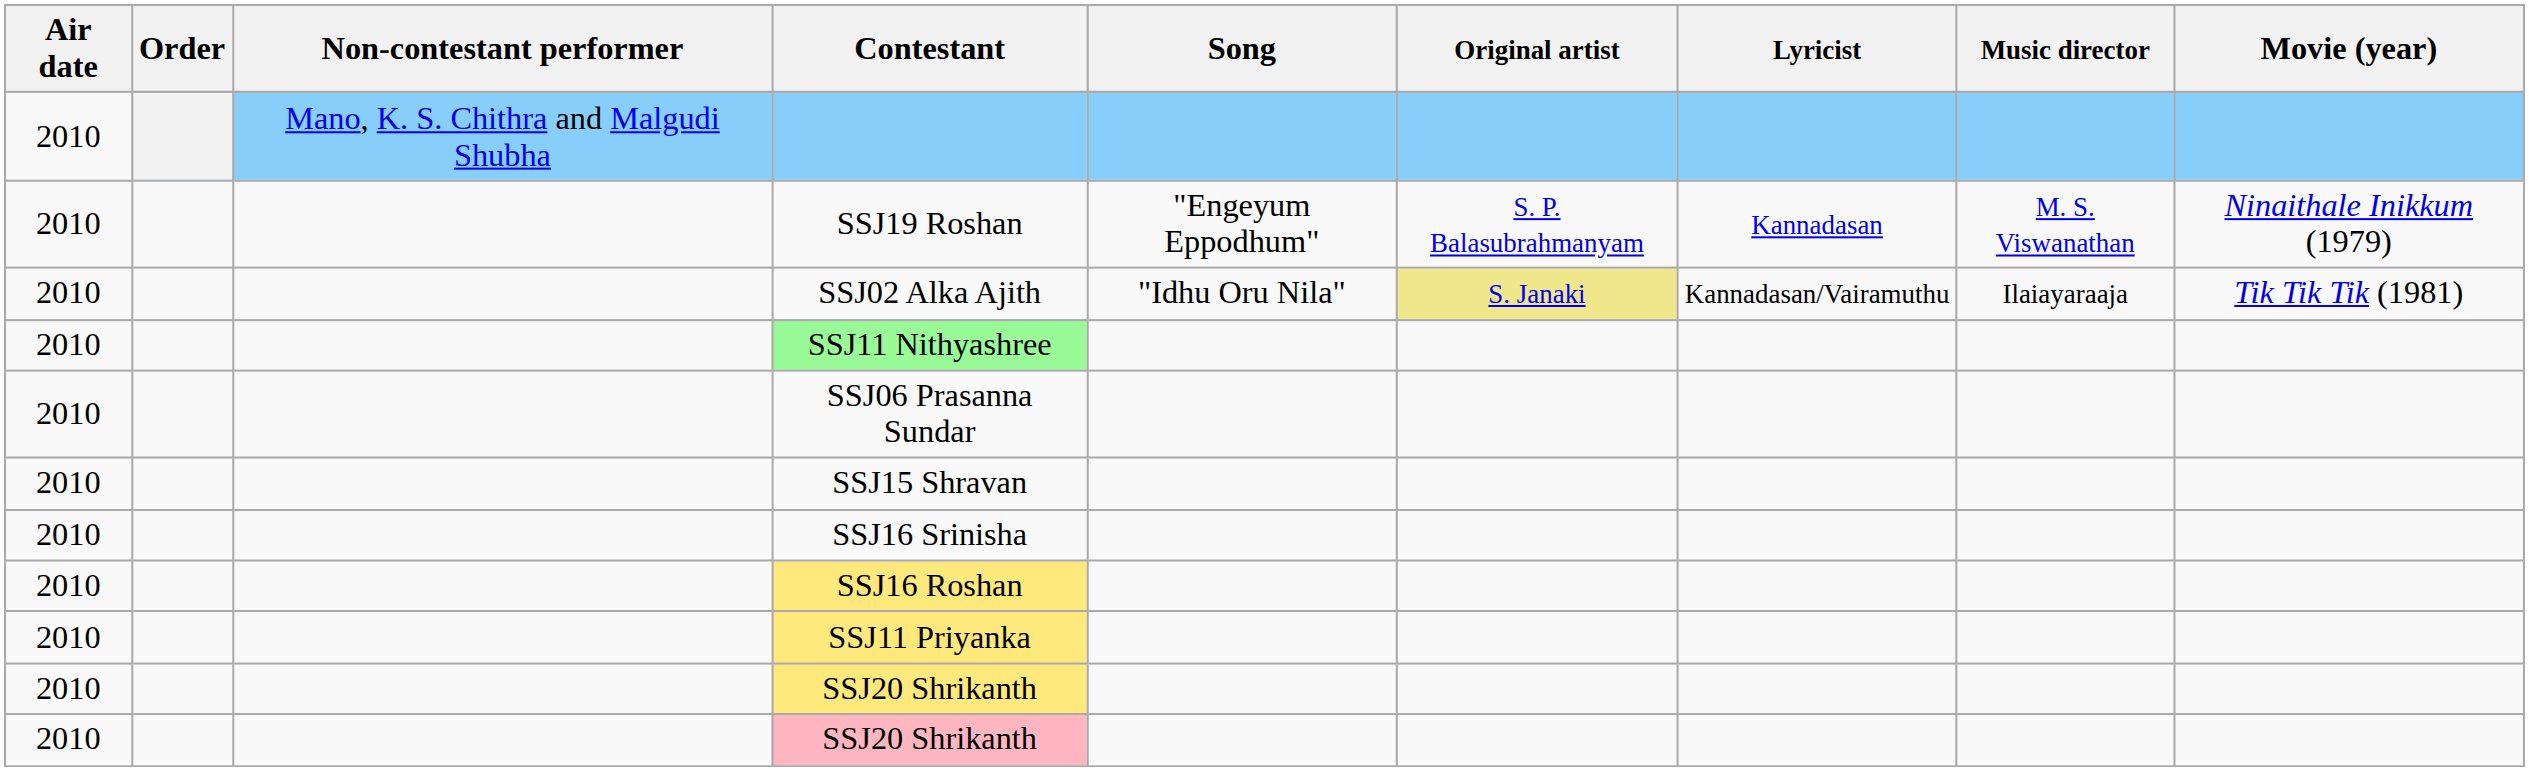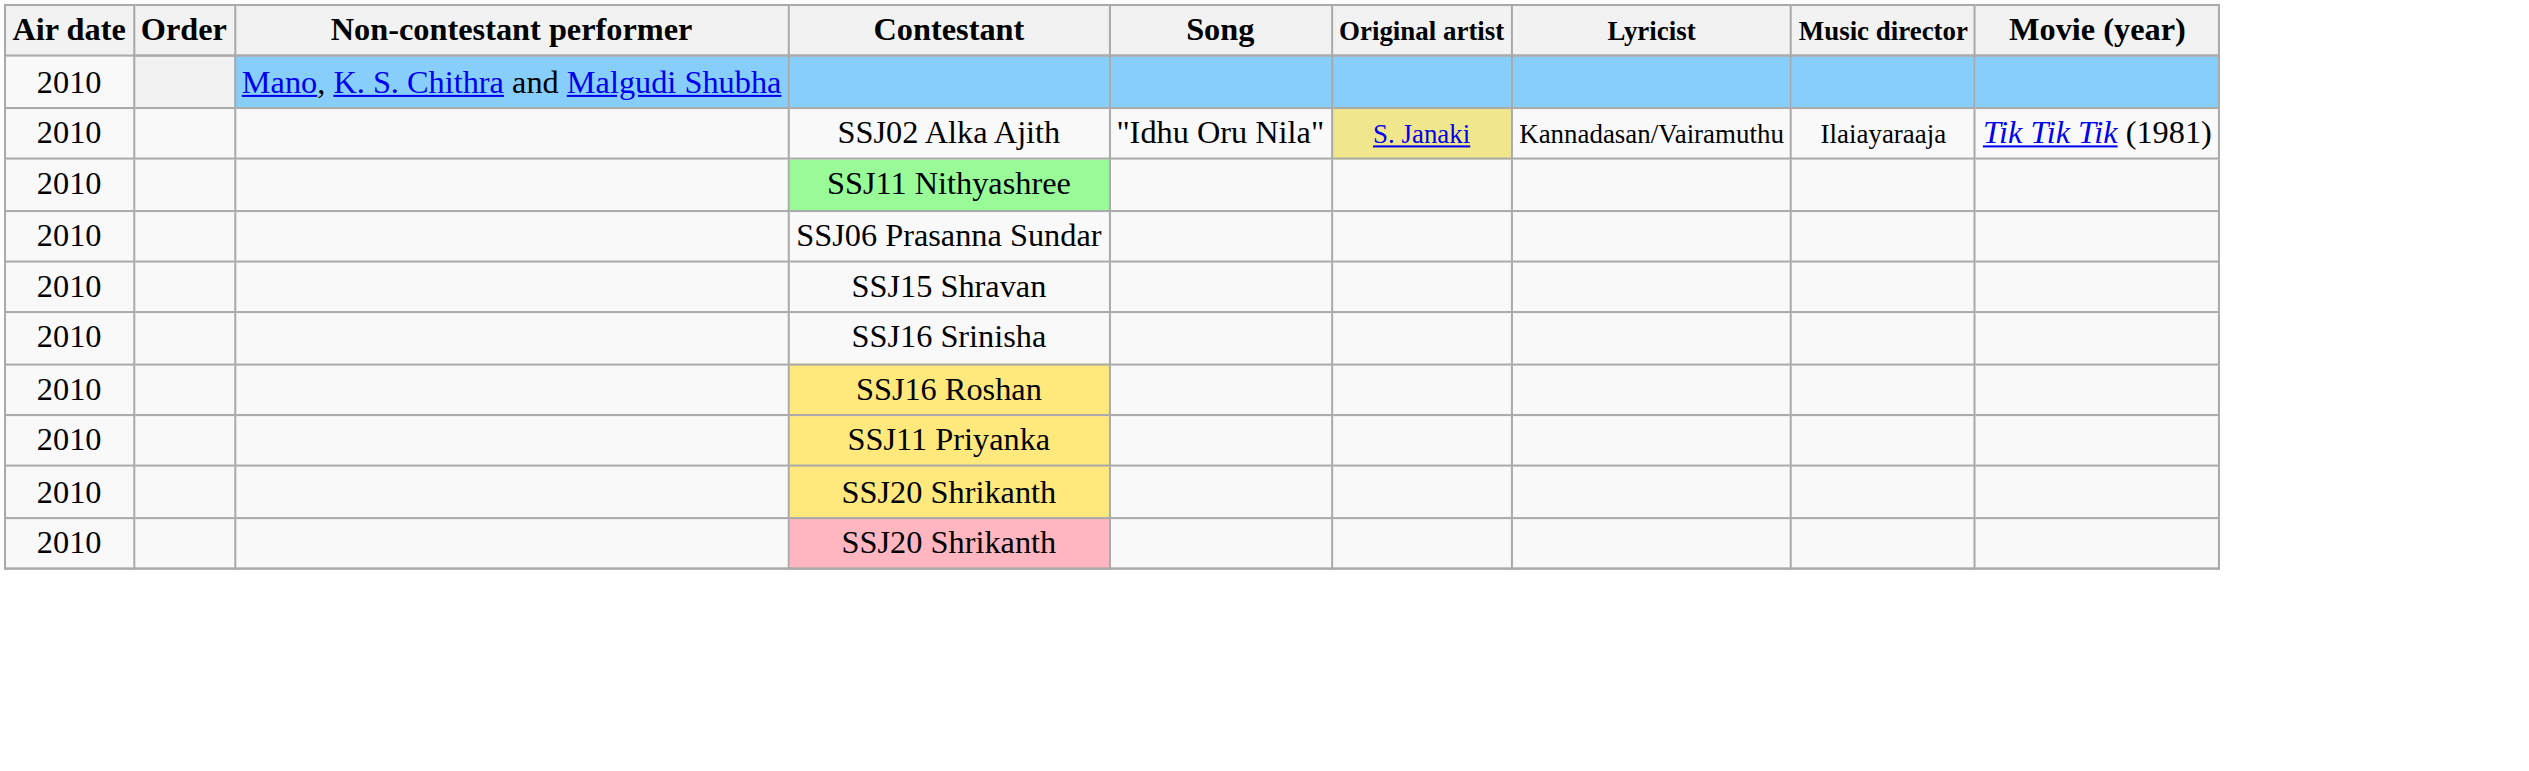- row: (502, 224)
